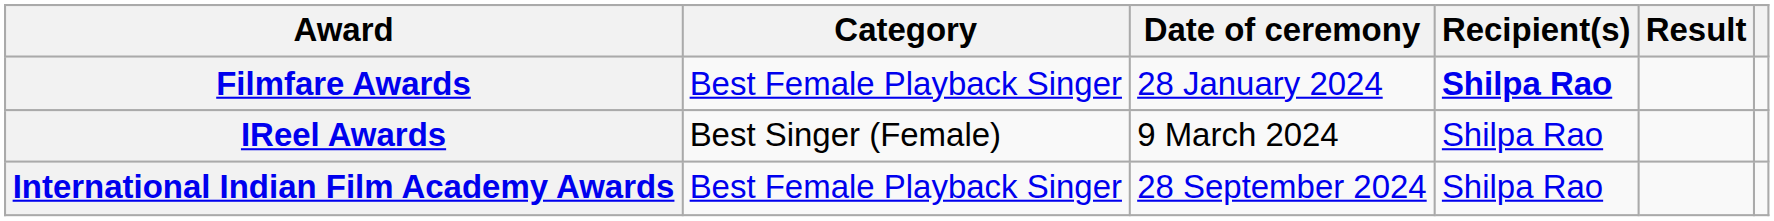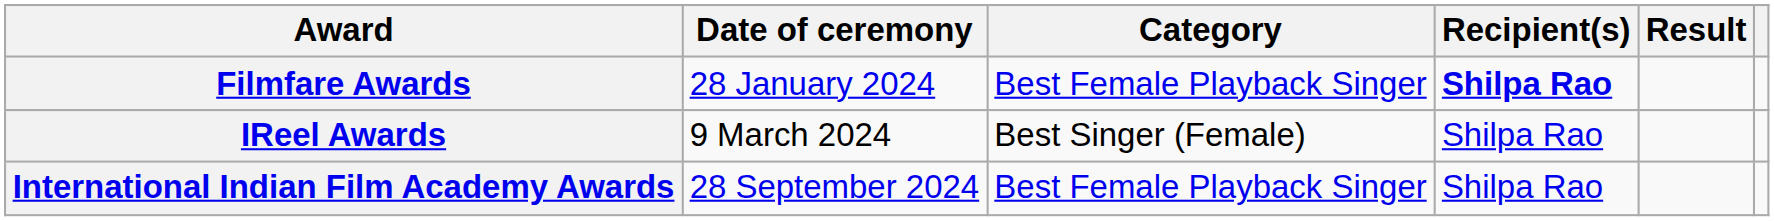columns swapped: (1282, 30) <-> (906, 30)
